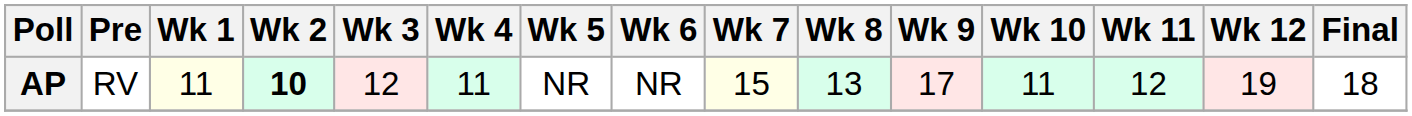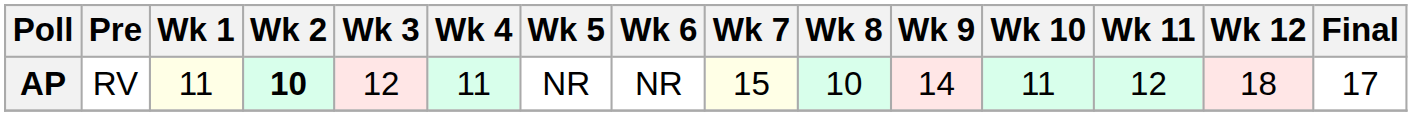(844, 83) 13 -> (844, 83) 10
(937, 83) 17 -> (937, 83) 14
(1258, 83) 19 -> (1258, 83) 18
(1360, 83) 18 -> (1360, 83) 17
